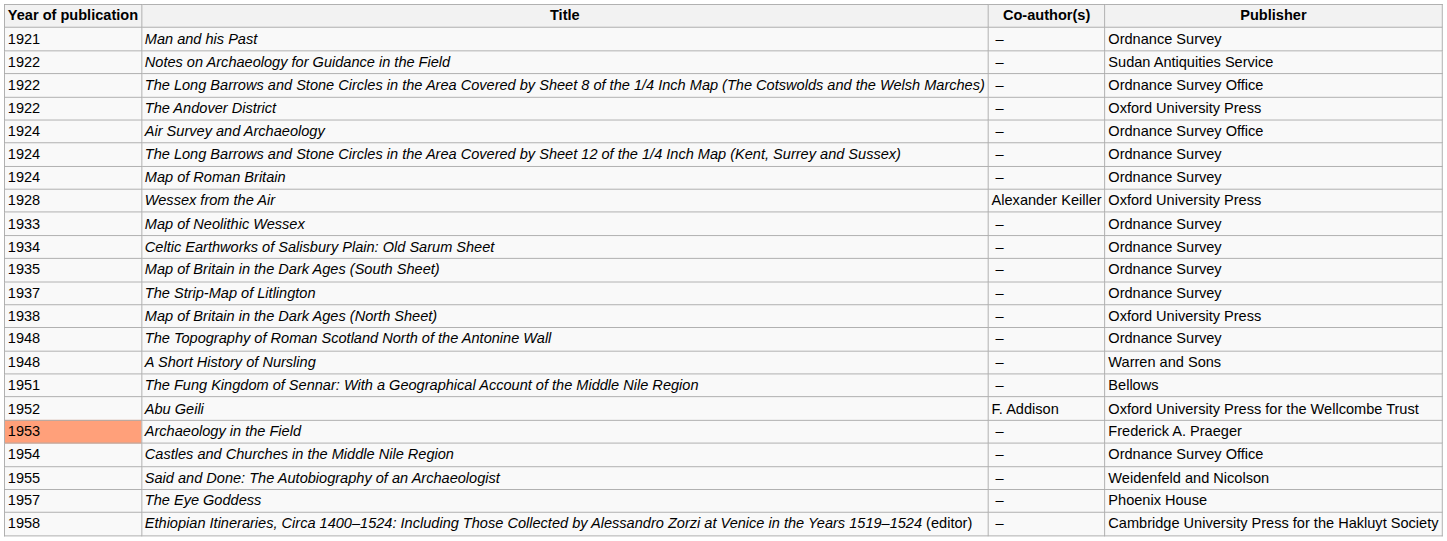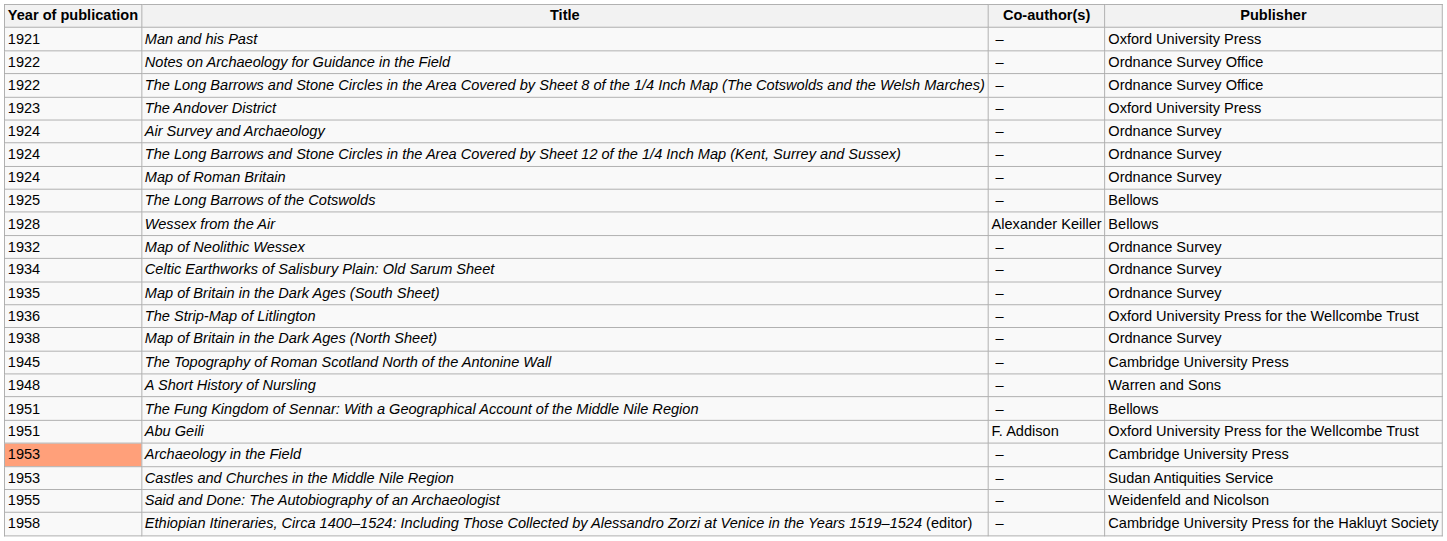(1165, 39) Ordnance Survey -> (1185, 39) Oxford University Press
(1191, 62) Sudan Antiquities Service -> (1186, 62) Ordnance Survey Office
(24, 108) 1922 -> (24, 108) 1923
(1186, 131) Ordnance Survey Office -> (1165, 131) Ordnance Survey
+ row: (260, 200)
(1185, 200) Oxford University Press -> (1133, 223) Bellows
(24, 223) 1933 -> (24, 246) 1932
(24, 293) 1937 -> (24, 316) 1936
(1165, 293) Ordnance Survey -> (1264, 316) Oxford University Press for the Wellcombe Trust
(1185, 316) Oxford University Press -> (1165, 339) Ordnance Survey
(24, 339) 1948 -> (24, 362) 1945
(1165, 339) Ordnance Survey -> (1199, 362) Cambridge University Press
(24, 408) 1952 -> (24, 431) 1951
(1175, 431) Frederick A. Praeger -> (1199, 454) Cambridge University Press
(24, 454) 1954 -> (24, 477) 1953
(1186, 454) Ordnance Survey Office -> (1191, 477) Sudan Antiquities Service
- row: (203, 500)
